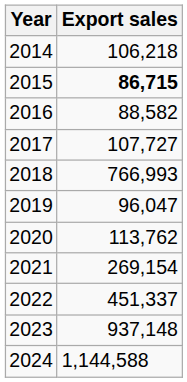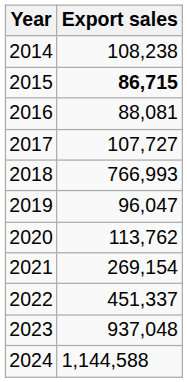(143, 51) 106,218 -> (143, 51) 108,238
(148, 113) 88,582 -> (148, 113) 88,081
(143, 330) 937,148 -> (143, 330) 937,048
